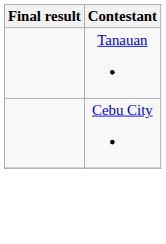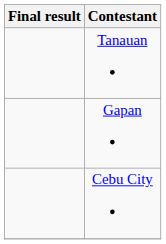+ row: (122, 126)
